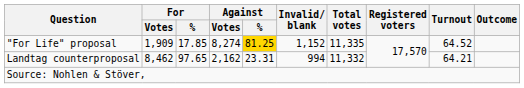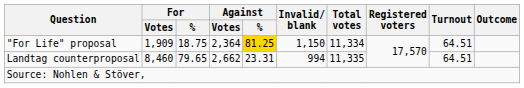(192, 44) 17.85 -> (192, 44) 18.75
(226, 44) 8,274 -> (226, 44) 2,364
(310, 44) 1,152 -> (310, 44) 1,150
(347, 44) 11,335 -> (347, 44) 11,334
(457, 44) 64.52 -> (457, 44) 64.51
(159, 59) 8,462 -> (159, 59) 8,460
(192, 59) 97.65 -> (192, 59) 79.65
(226, 59) 2,162 -> (226, 59) 2,662
(347, 59) 11,332 -> (347, 59) 11,335
(457, 59) 64.21 -> (457, 59) 64.51
